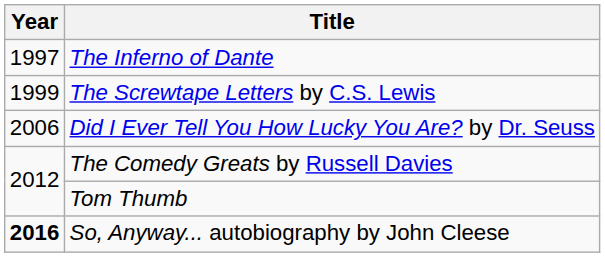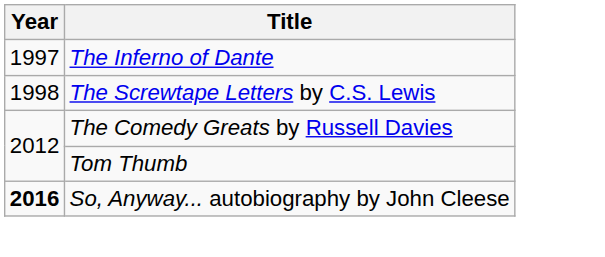(35, 92) 1999 -> (35, 92) 1998
- row: (332, 127)
